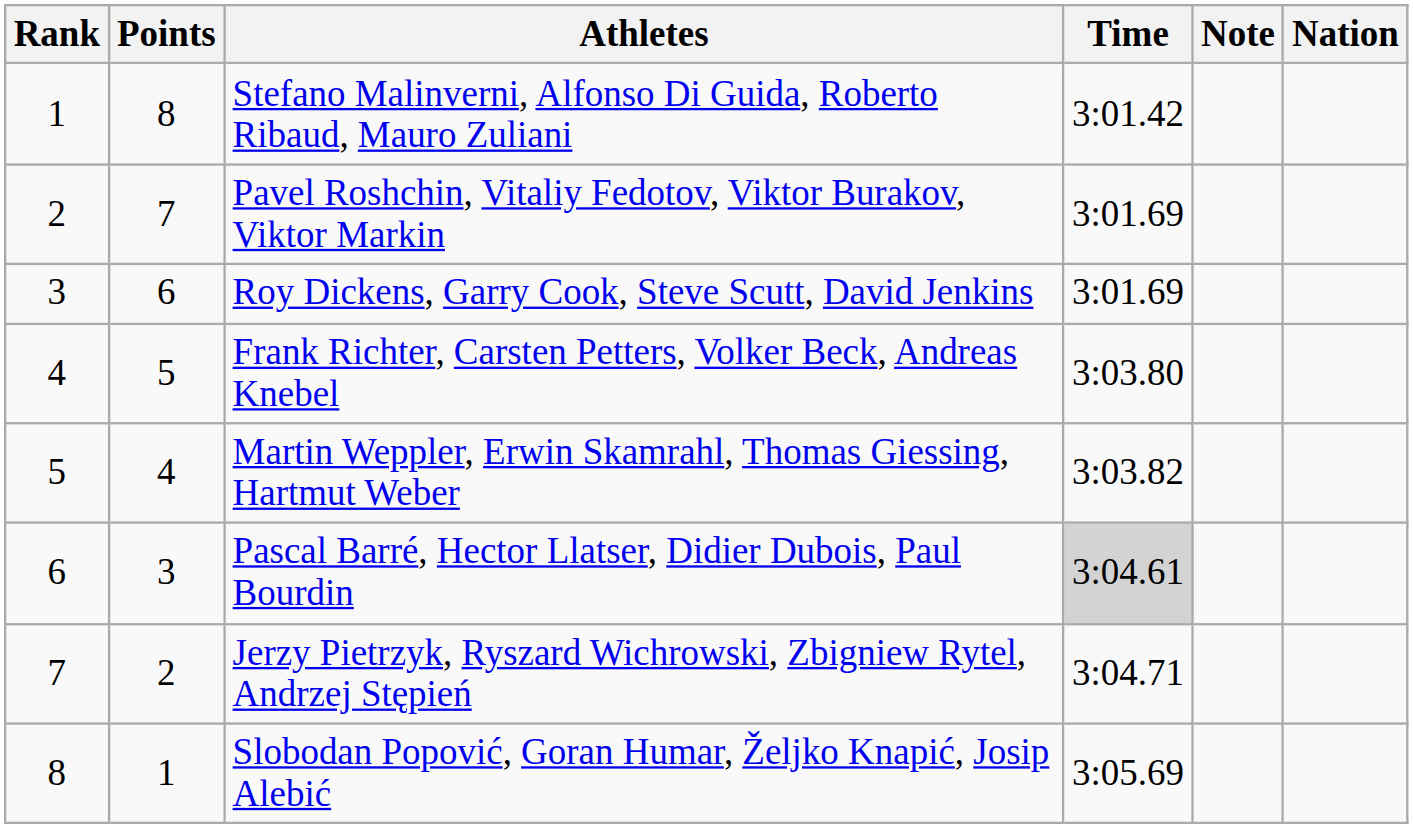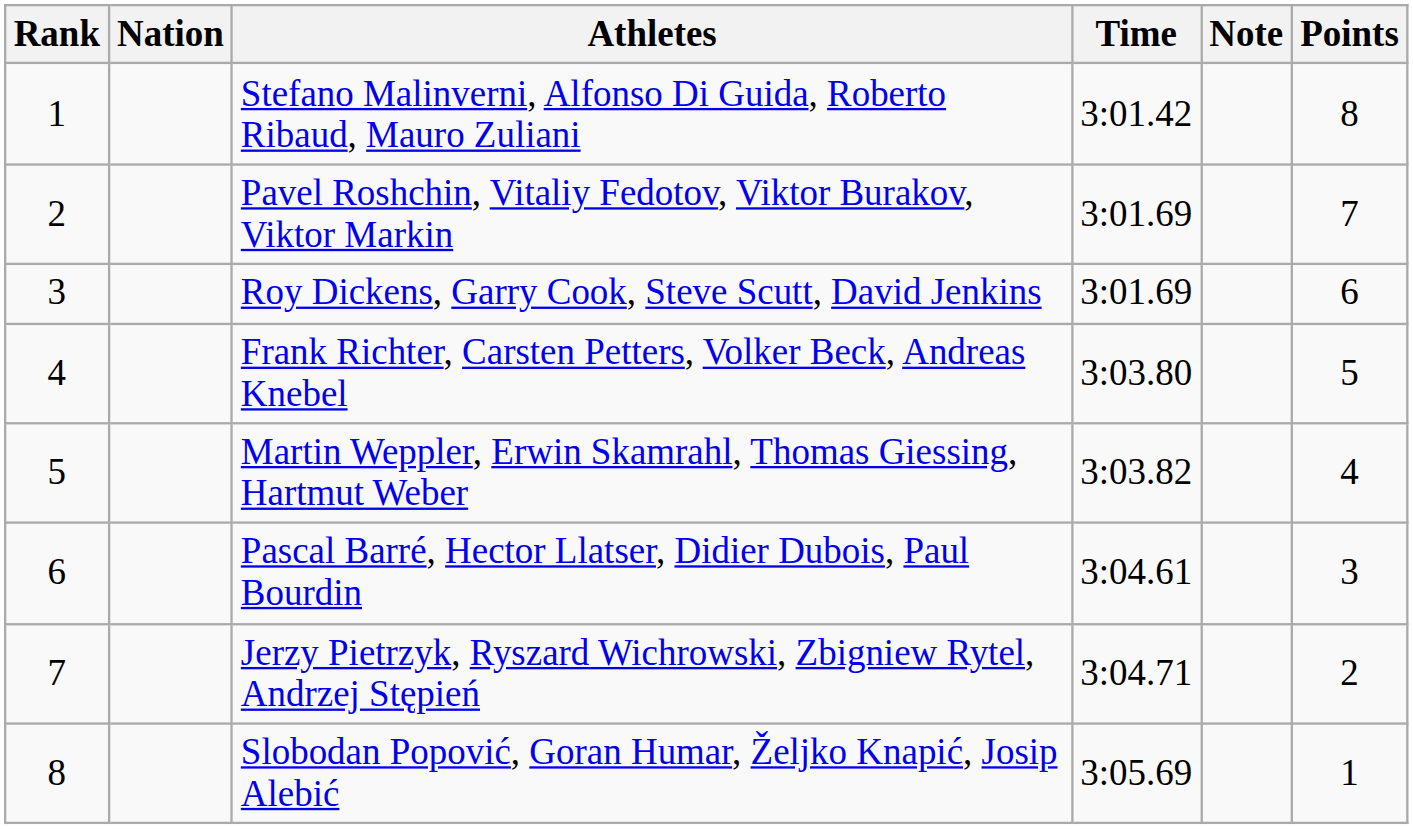columns swapped: (1345, 33) <-> (166, 33)
(1128, 572) lightgrey background -> (1136, 572) no background
